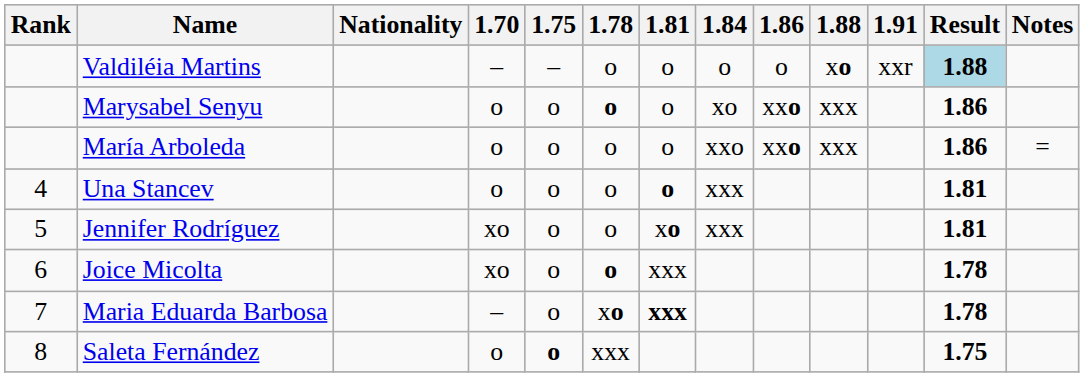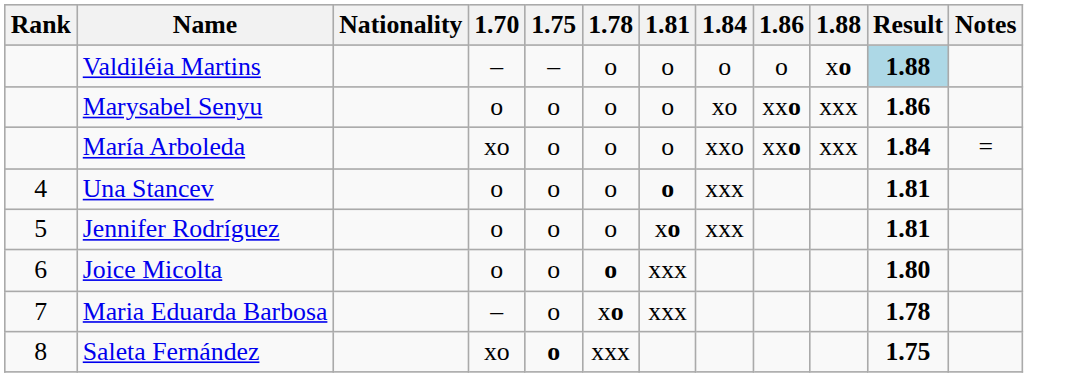- column: (895, 24)
(611, 106) bold -> (611, 106) normal
(497, 147) o -> (497, 147) xo
(965, 147) 1.86 -> (908, 147) 1.84
(497, 229) xo -> (497, 229) o
(497, 270) xo -> (497, 270) o
(965, 270) 1.78 -> (908, 270) 1.80
(668, 310) bold -> (668, 310) normal
(497, 351) o -> (497, 351) xo
